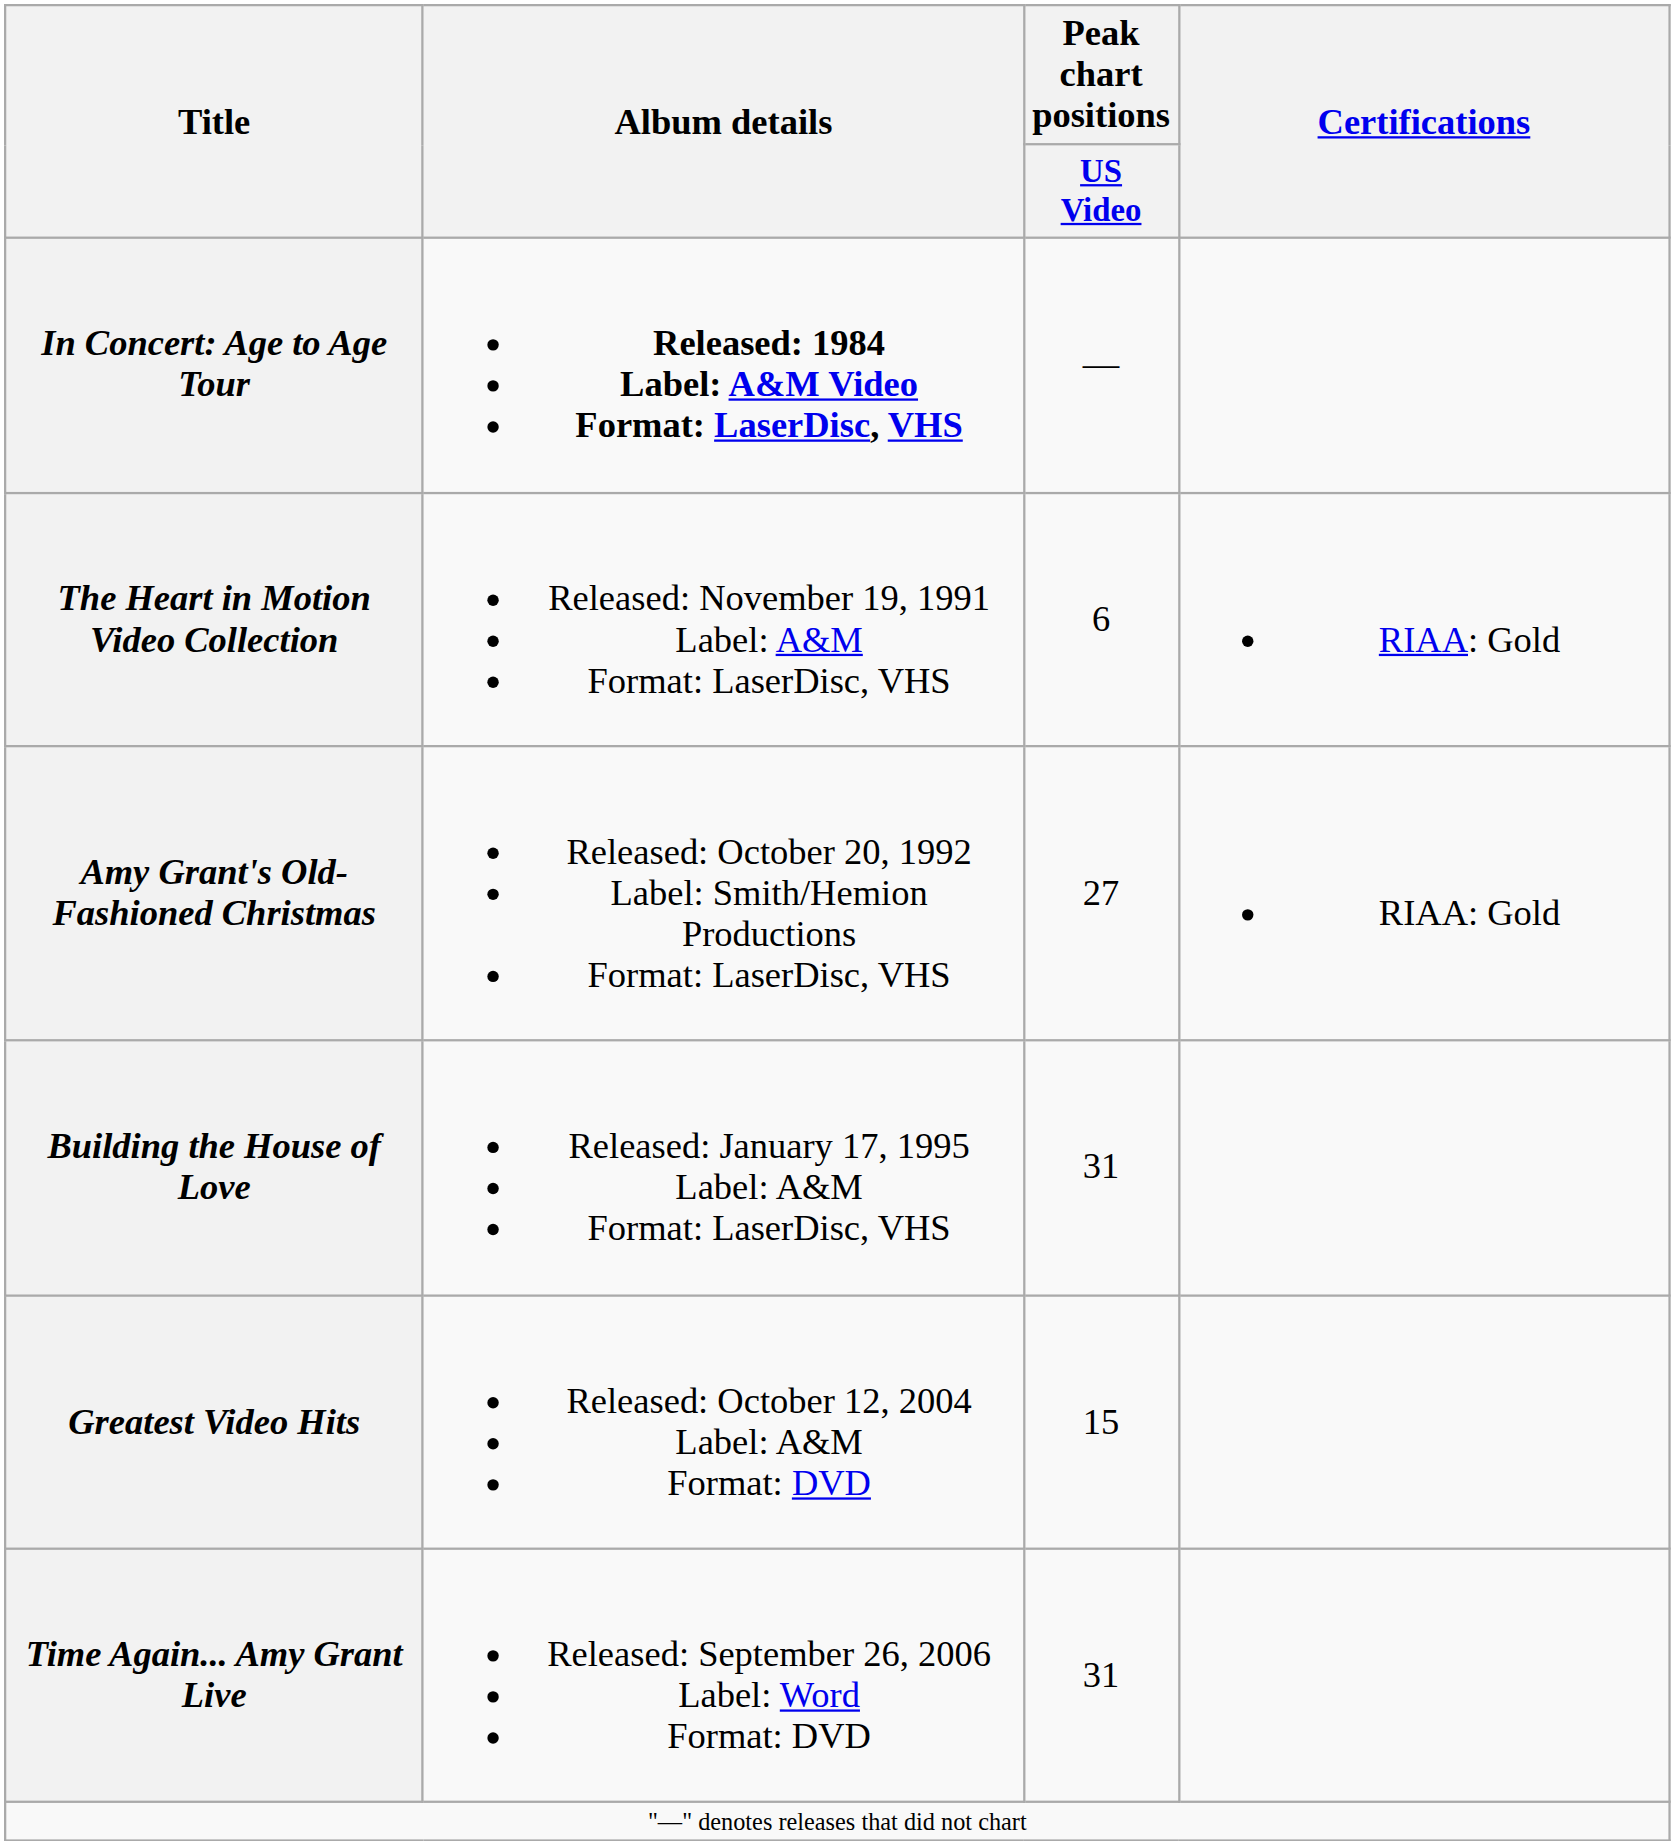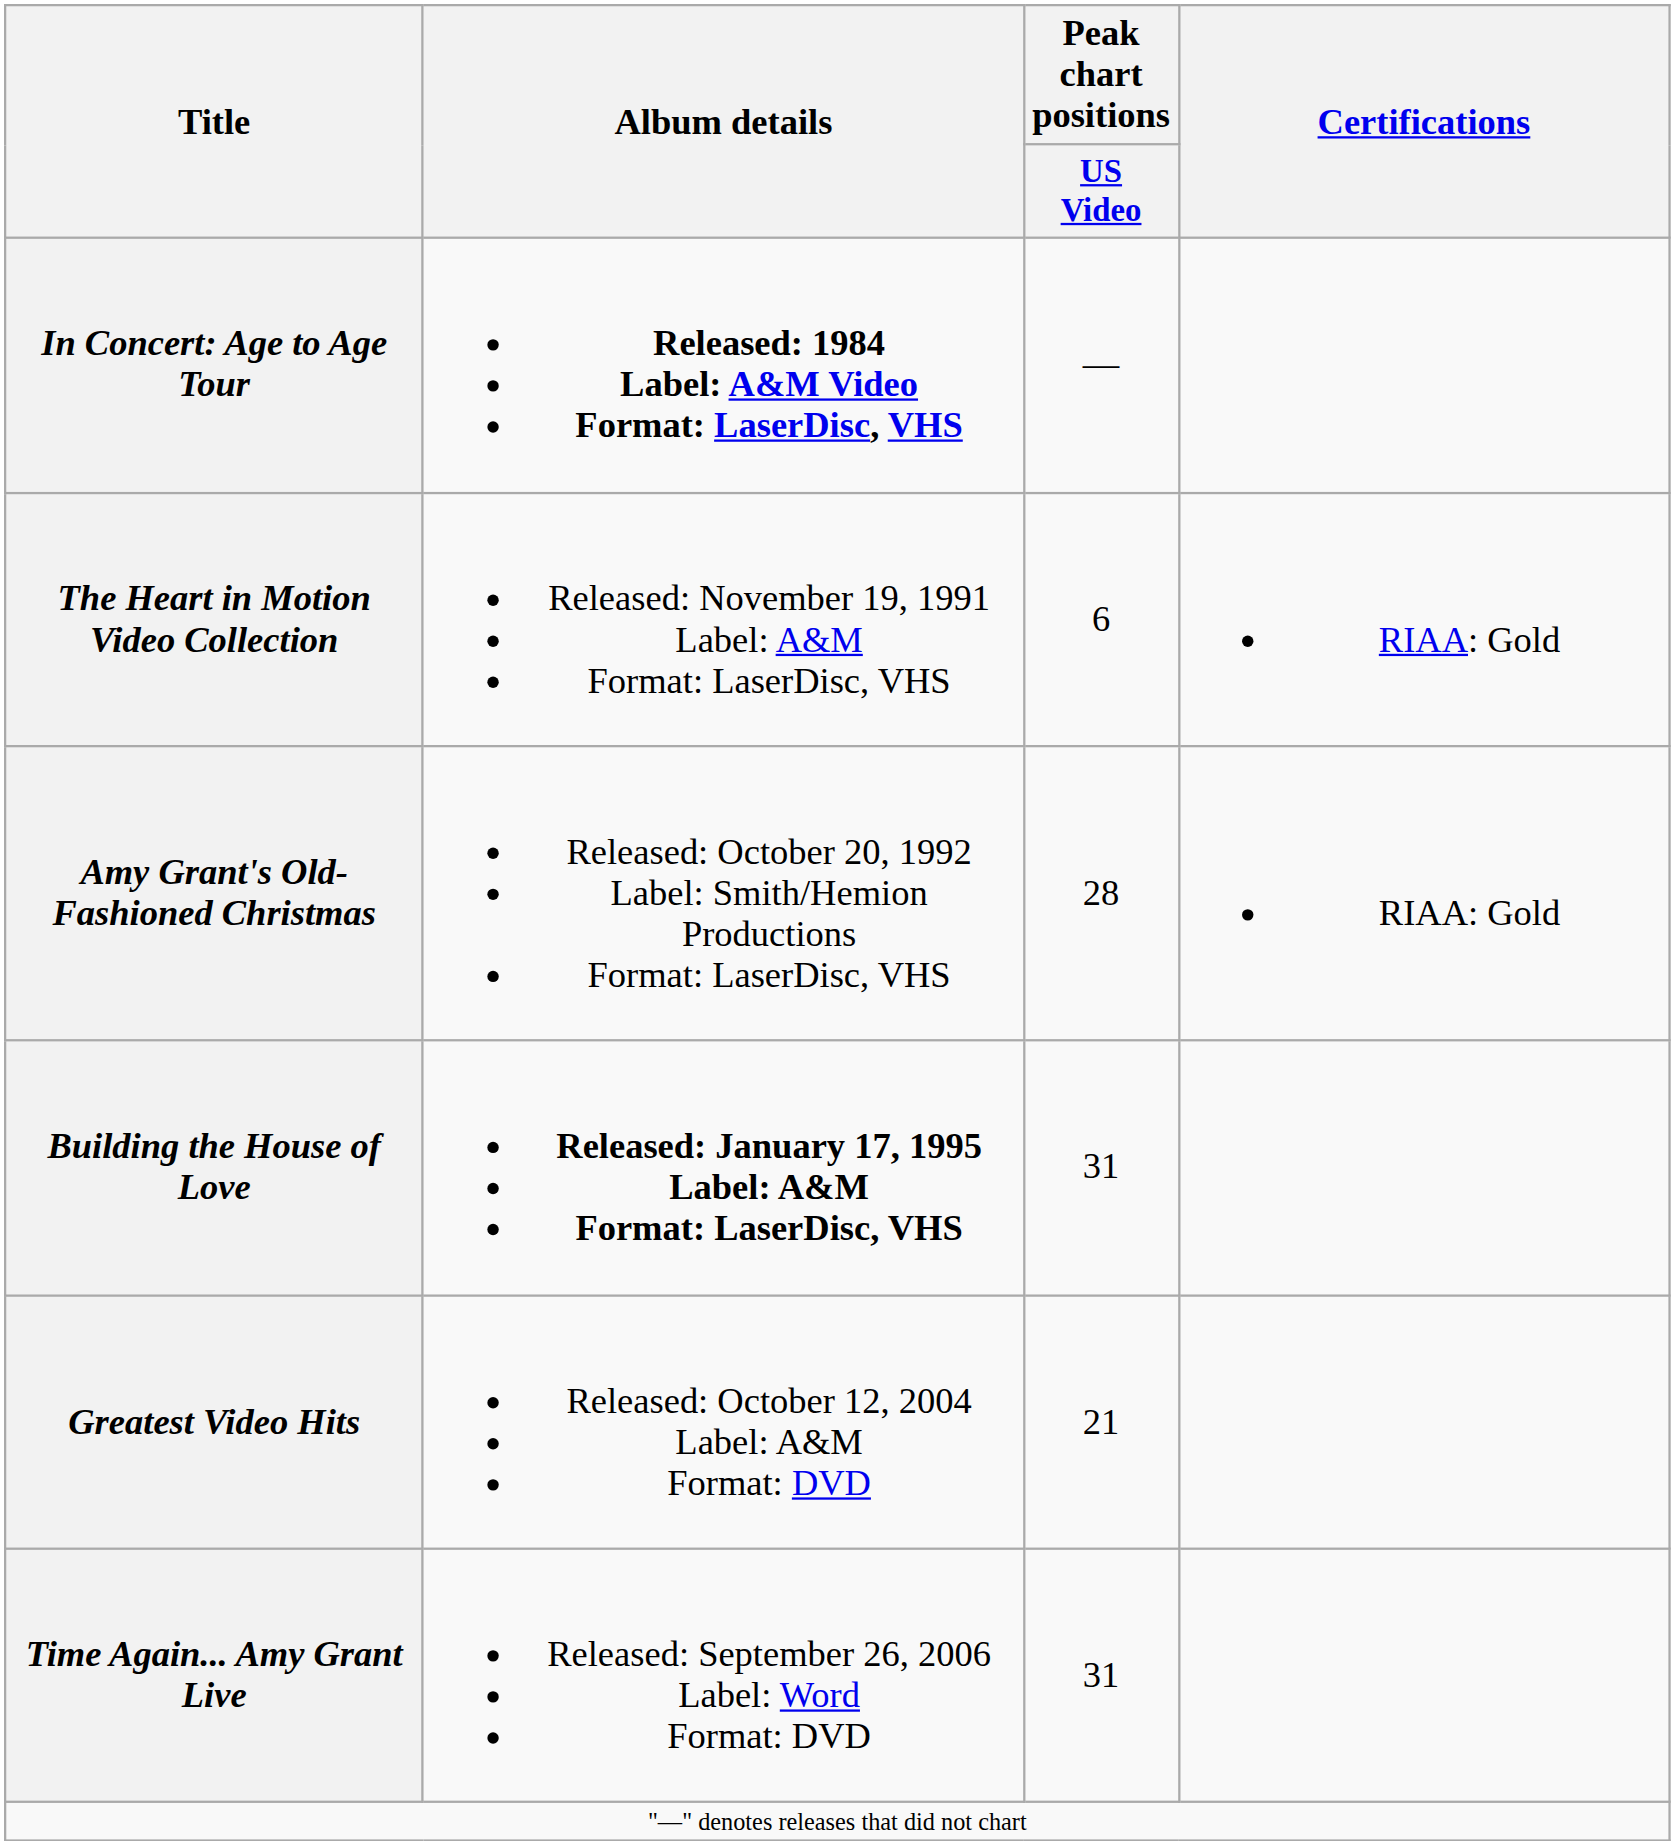(1101, 892) 27 -> (1101, 892) 28
(723, 1188) normal -> (723, 1188) bold
(1101, 1421) 15 -> (1101, 1421) 21
